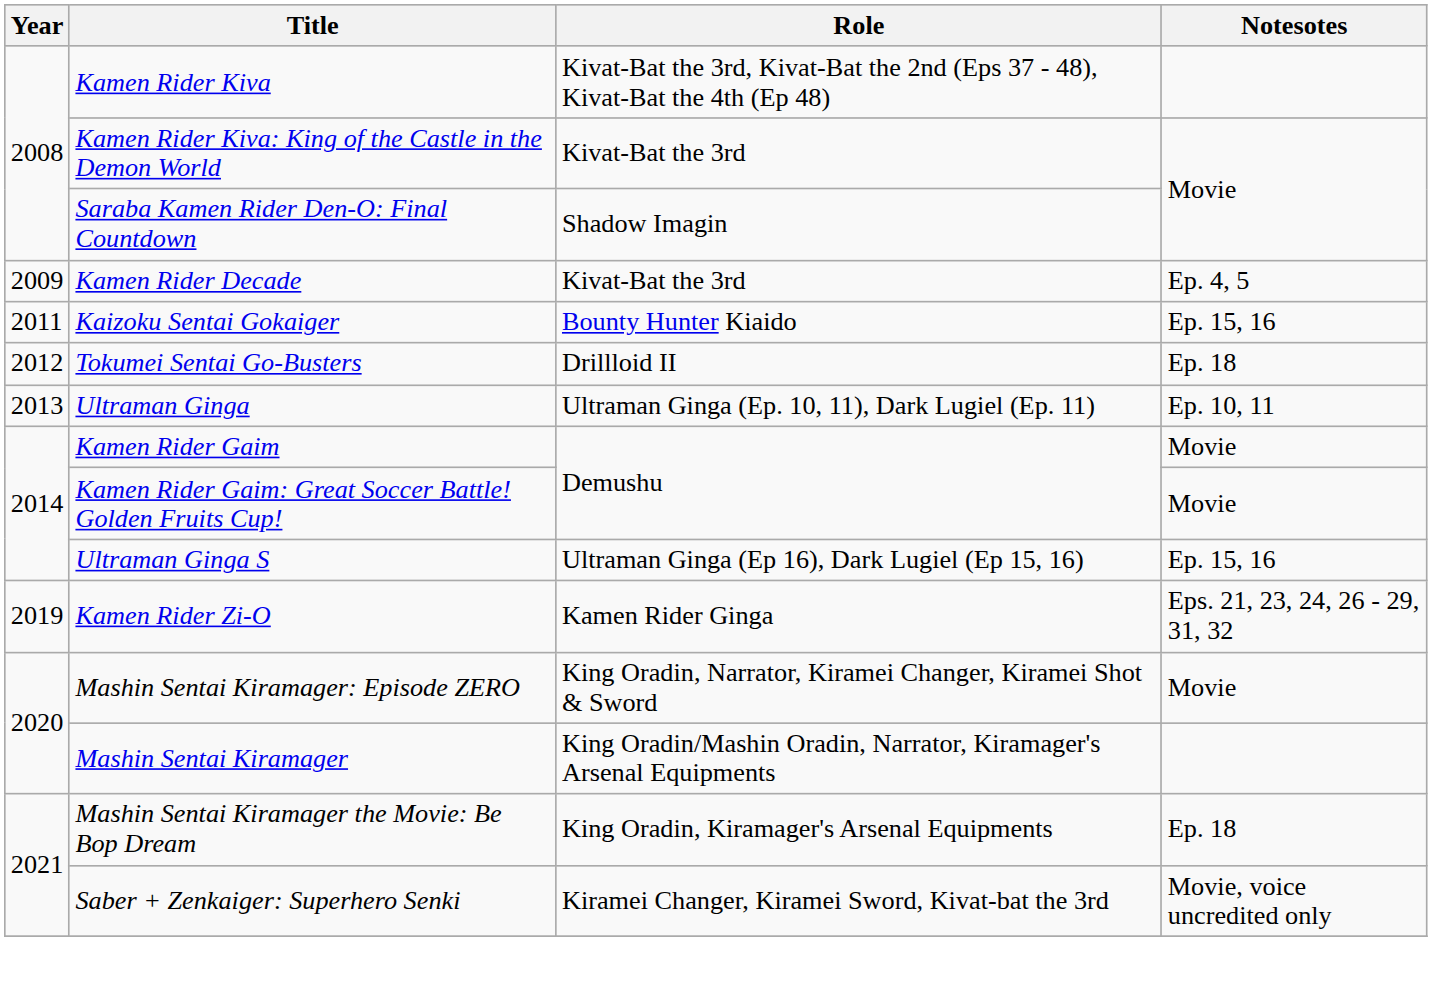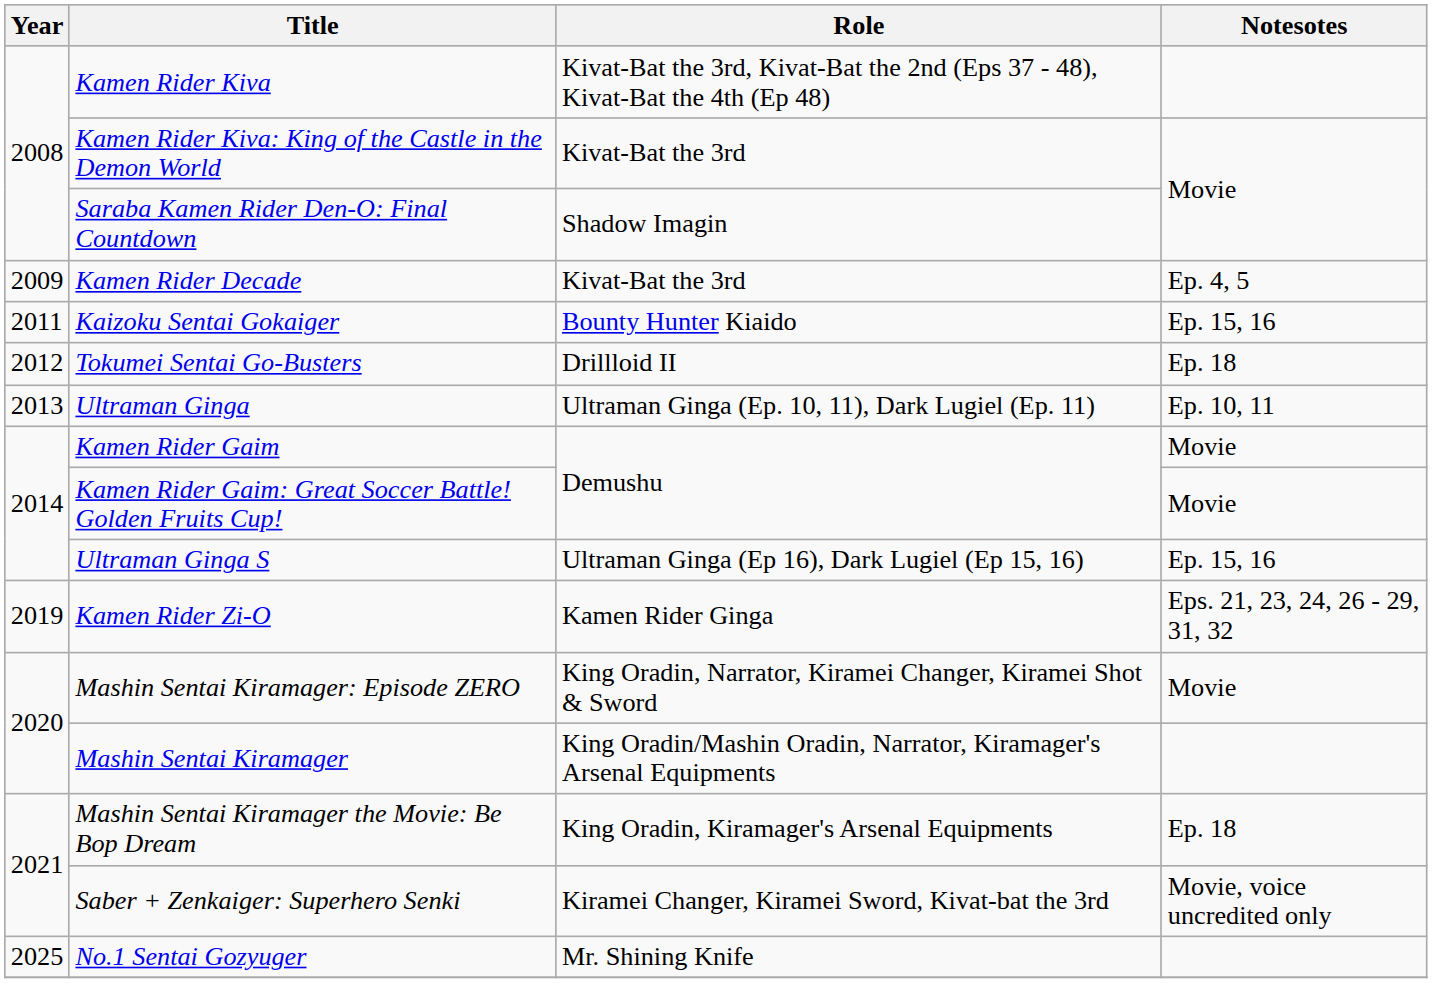+ row: (191, 956)
